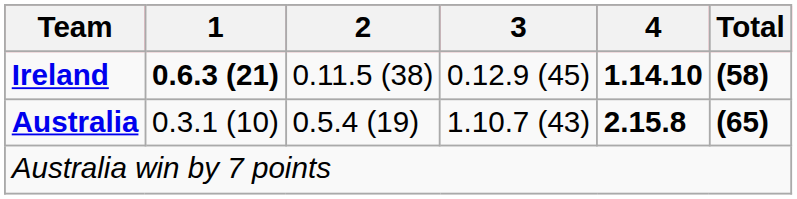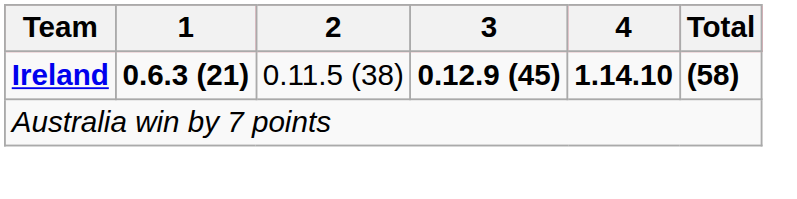(519, 74) normal -> (489, 74) bold
- row: (75, 121)
